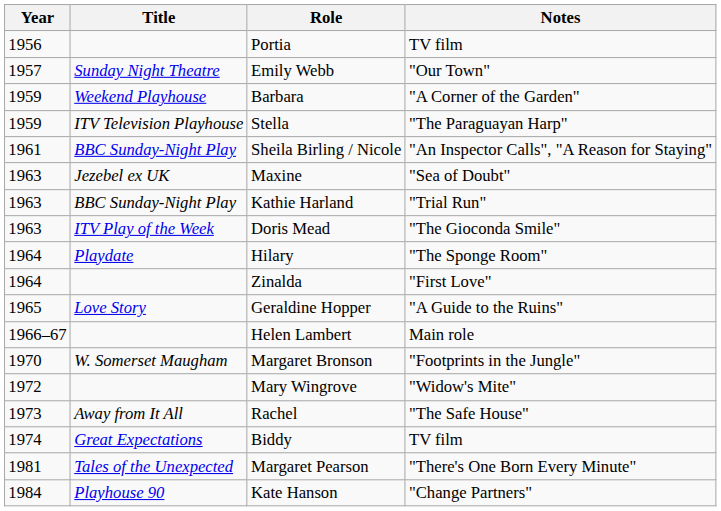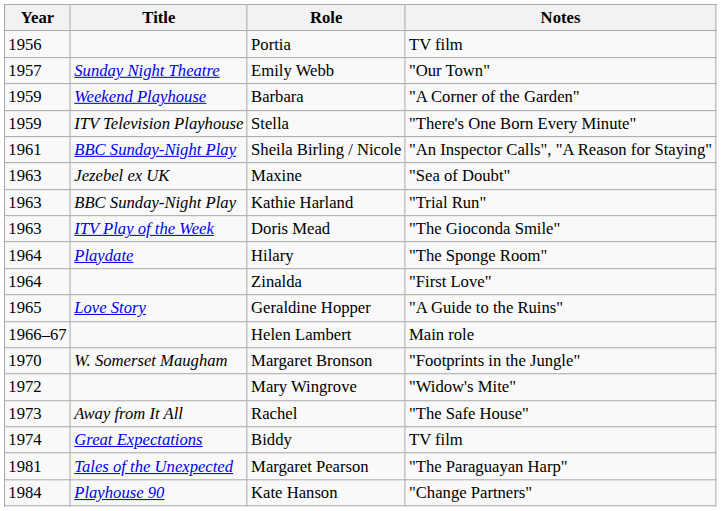(488, 123) "The Paraguayan Harp" -> (523, 123) "There's One Born Every Minute"
(523, 466) "There's One Born Every Minute" -> (488, 466) "The Paraguayan Harp"
